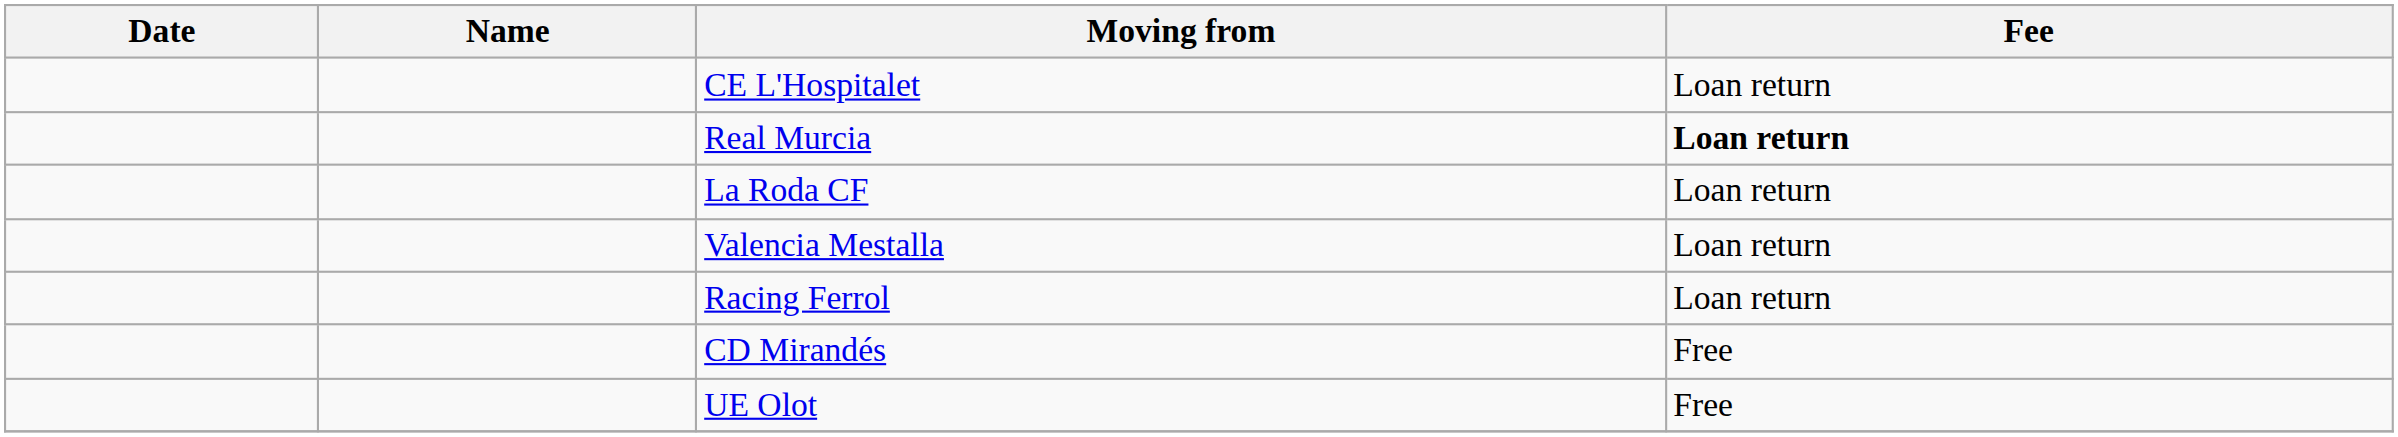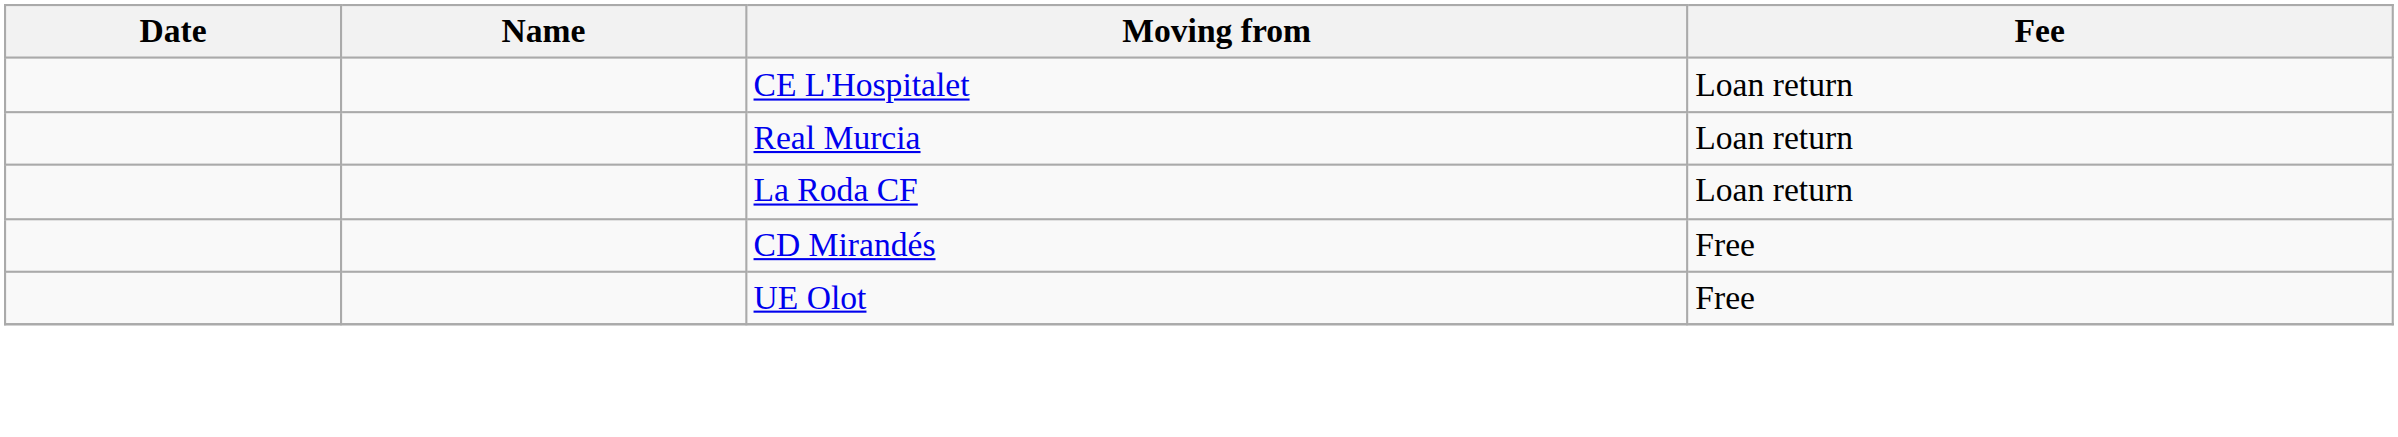(1761, 137) bold -> (1774, 137) normal
- row: (824, 244)
- row: (797, 297)
